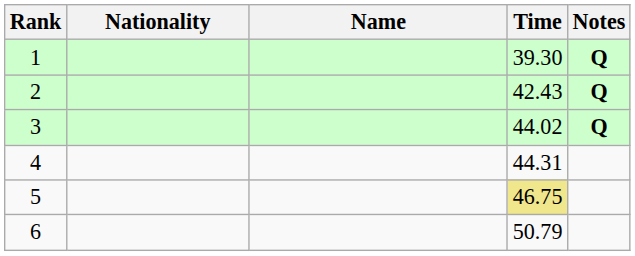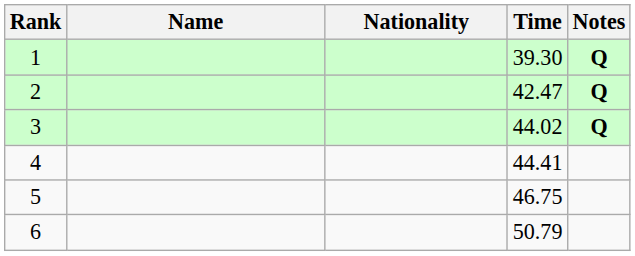columns swapped: (378, 22) <-> (158, 22)
(538, 92) 42.43 -> (538, 92) 42.47
(538, 162) 44.31 -> (538, 162) 44.41
(538, 197) khaki background -> (538, 197) no background
